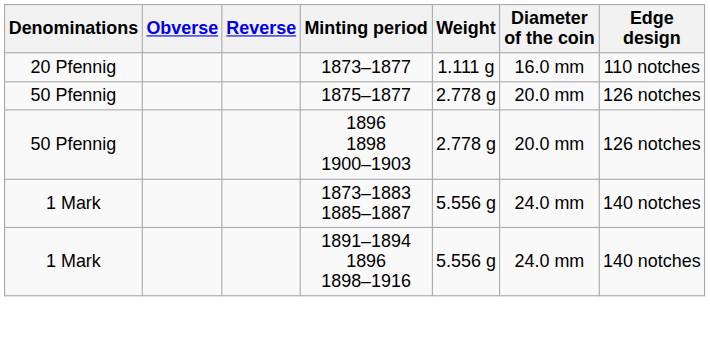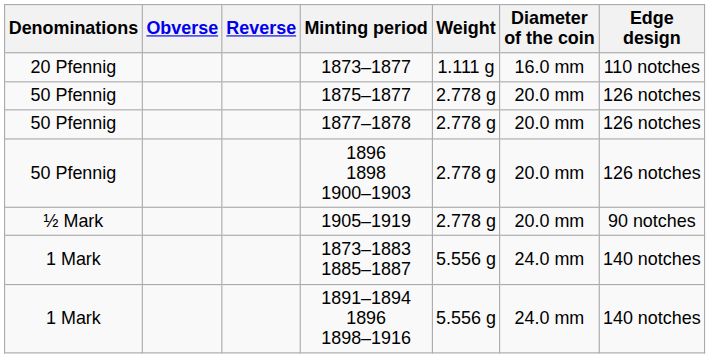+ row: (366, 124)
+ row: (366, 221)
